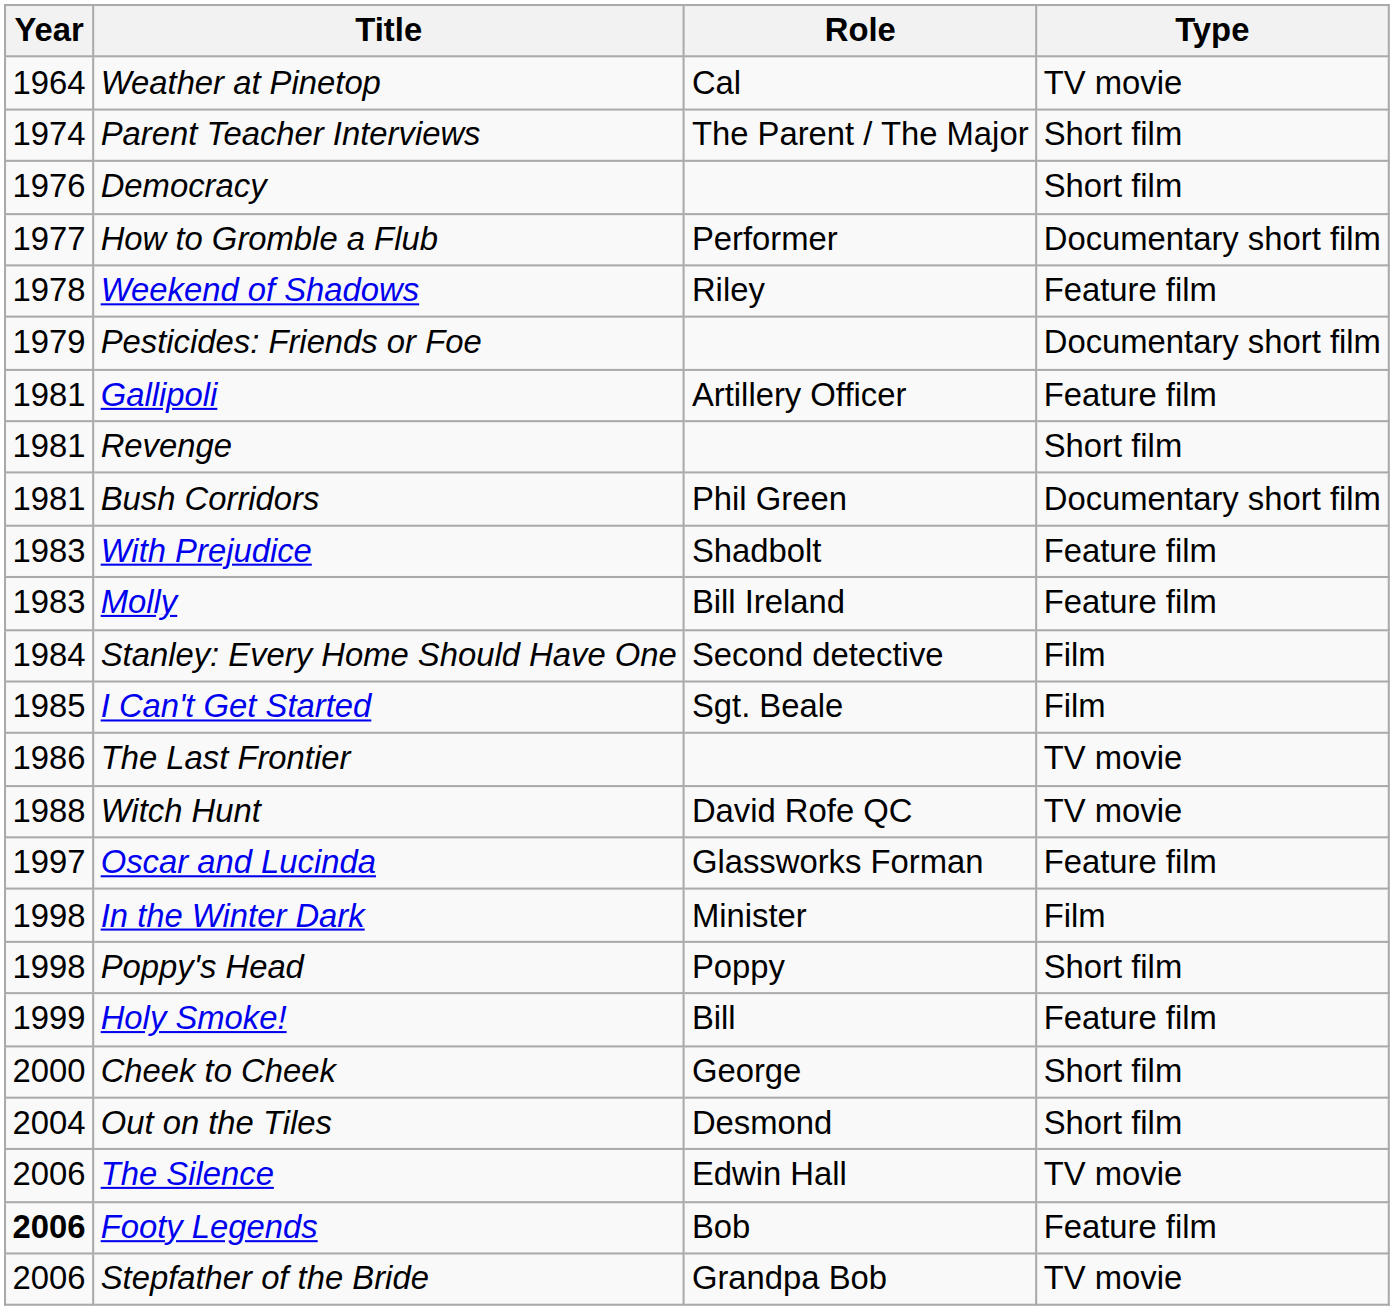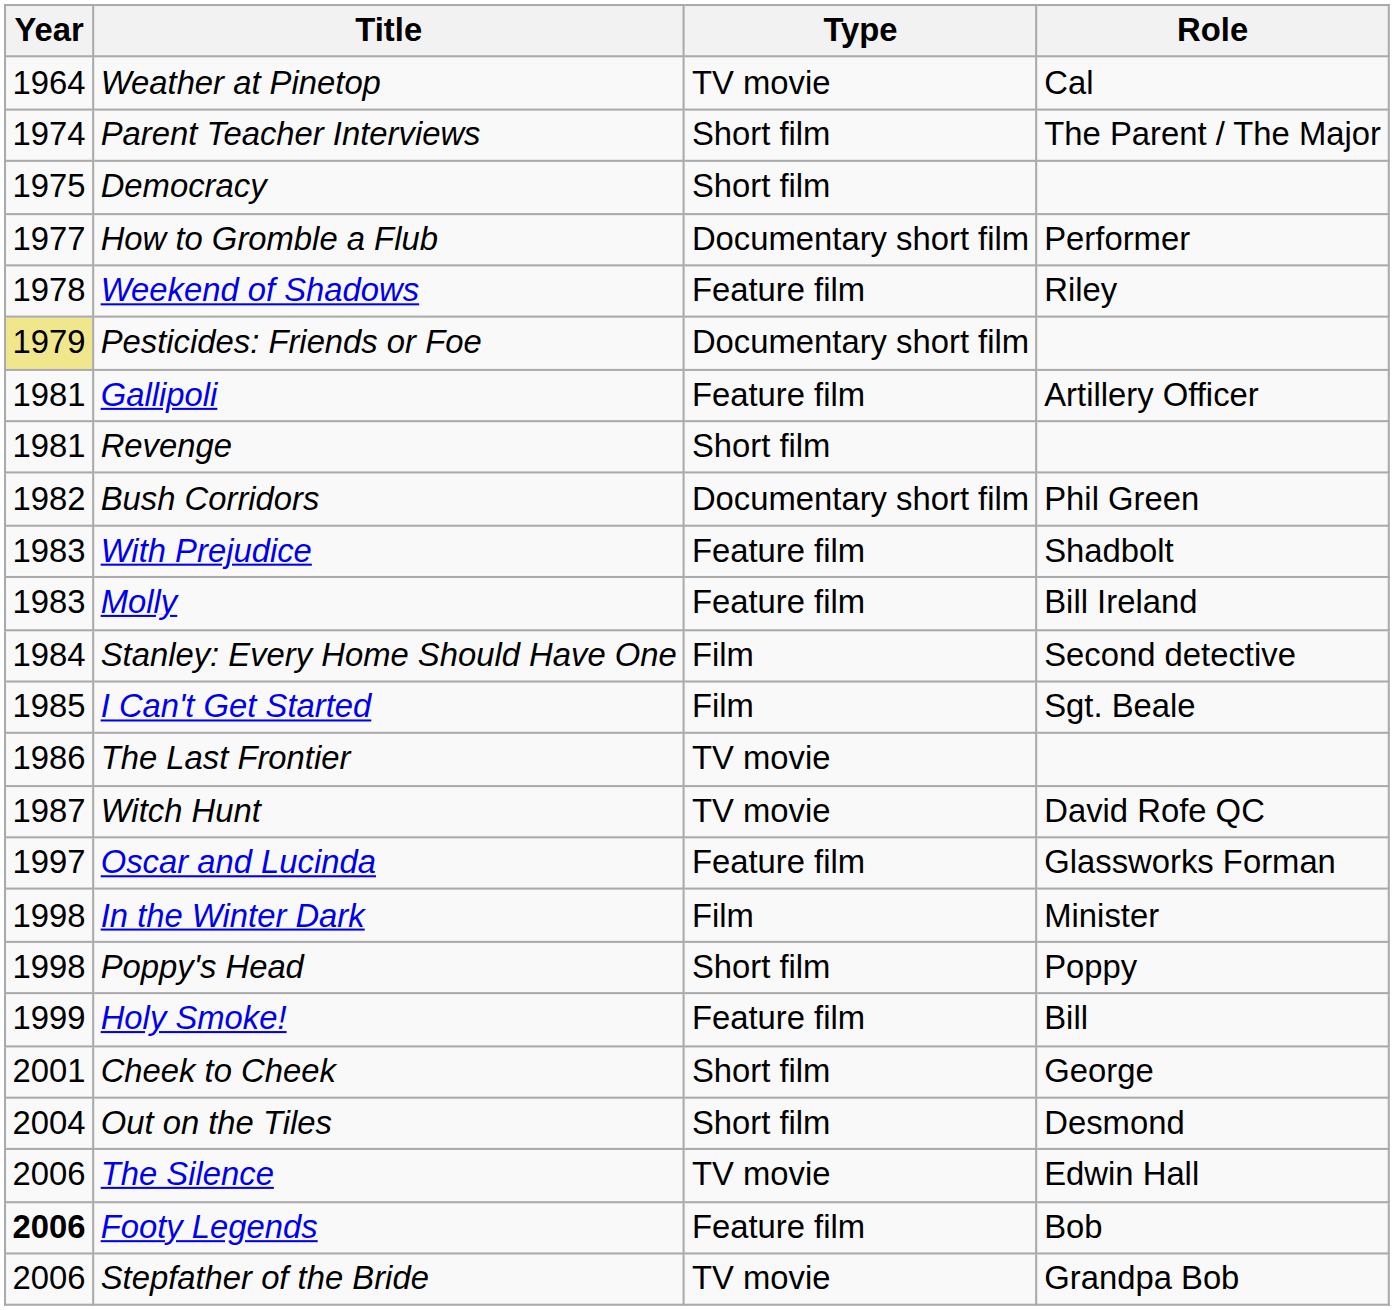columns swapped: (860, 30) <-> (1212, 30)
(49, 186) 1976 -> (49, 186) 1975
(49, 342) no background -> (49, 342) khaki background
(49, 498) 1981 -> (49, 498) 1982
(49, 810) 1988 -> (49, 810) 1987
(49, 1070) 2000 -> (49, 1070) 2001
